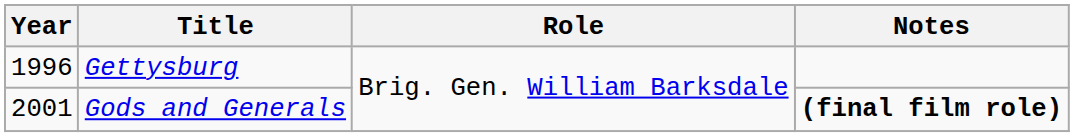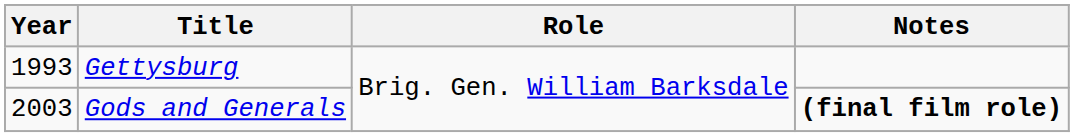(42, 68) 1996 -> (42, 68) 1993
(42, 109) 2001 -> (42, 109) 2003
